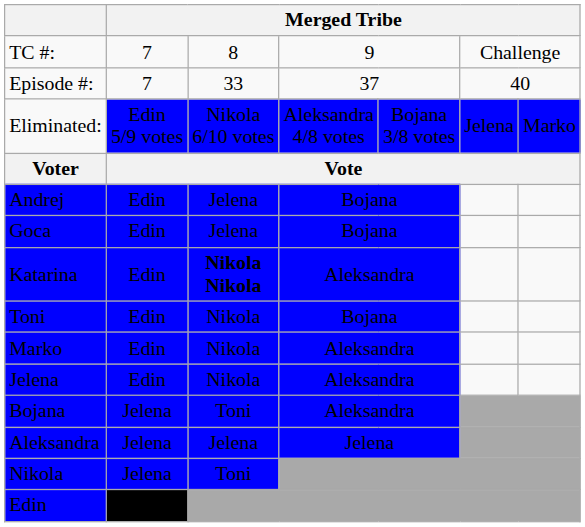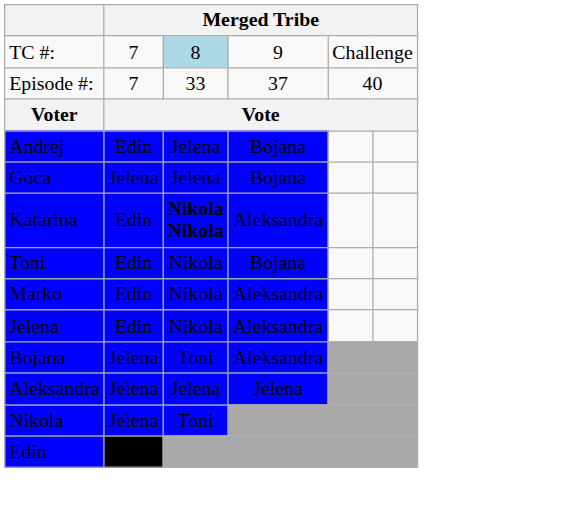(233, 51) no background -> (196, 51) lightblue background
- row: (55, 125)
(147, 231) Edin -> (133, 177) Jelena
